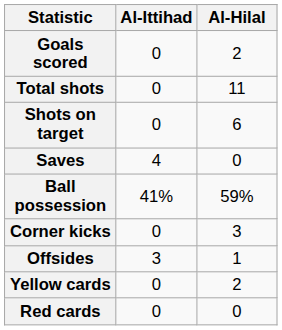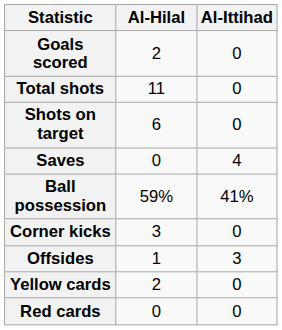columns swapped: (156, 17) <-> (237, 17)
